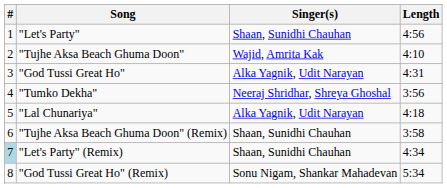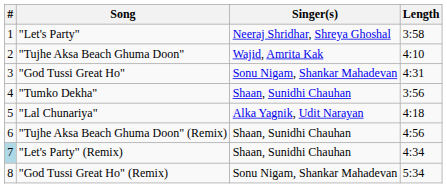(292, 34) Shaan, Sunidhi Chauhan -> (312, 34) Neeraj Shridhar, Shreya Ghoshal
(414, 34) 4:56 -> (414, 34) 3:58
(298, 73) Alka Yagnik, Udit Narayan -> (315, 73) Sonu Nigam, Shankar Mahadevan
(312, 93) Neeraj Shridhar, Shreya Ghoshal -> (292, 93) Shaan, Sunidhi Chauhan
(414, 133) 3:58 -> (414, 133) 4:56
